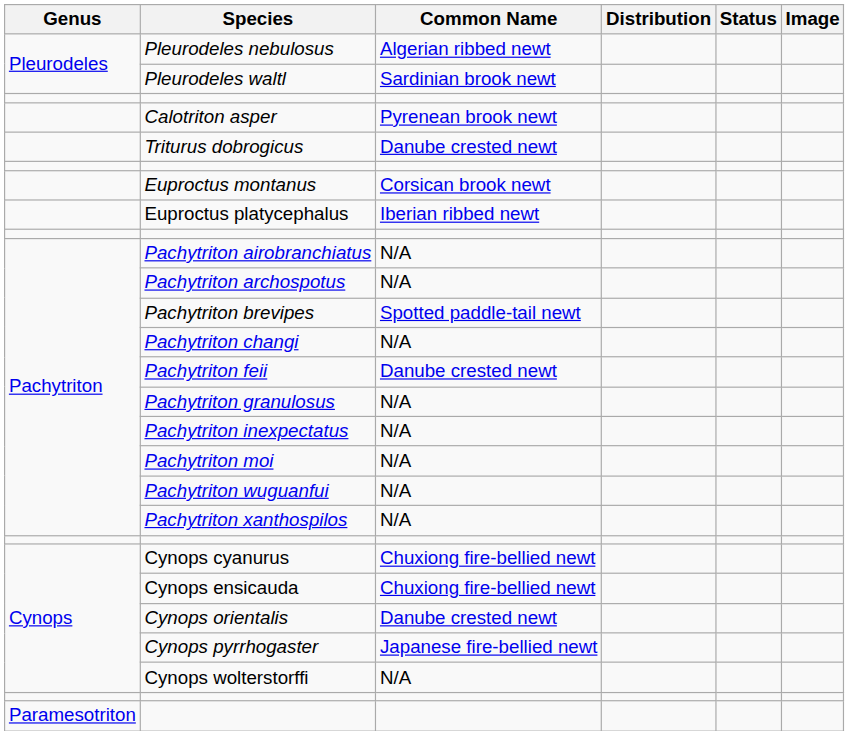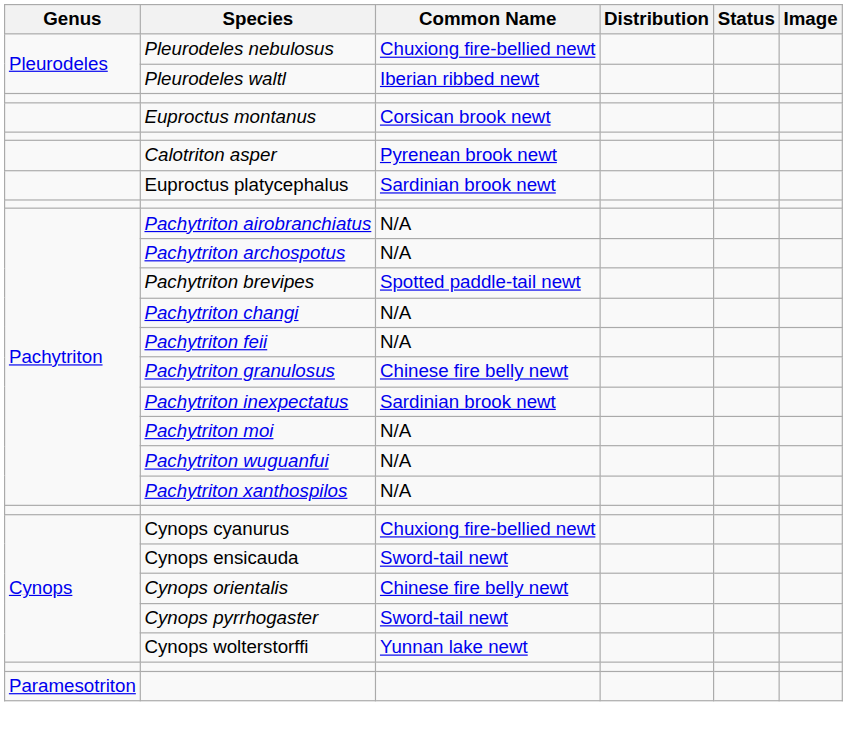(465, 49) Algerian ribbed newt -> (488, 49) Chuxiong fire-bellied newt
(468, 78) Sardinian brook newt -> (460, 78) Iberian ribbed newt
rows swapped: (72, 117) <-> (72, 185)
- row: (72, 147)
(460, 214) Iberian ribbed newt -> (468, 185) Sardinian brook newt
(468, 371) Danube crested newt -> (396, 342) N/A
(396, 401) N/A -> (474, 371) Chinese fire belly newt
(396, 431) N/A -> (468, 401) Sardinian brook newt
(488, 588) Chuxiong fire-bellied newt -> (444, 558) Sword-tail newt
(468, 617) Danube crested newt -> (474, 588) Chinese fire belly newt
(489, 647) Japanese fire-bellied newt -> (444, 617) Sword-tail newt
(396, 677) N/A -> (454, 647) Yunnan lake newt
